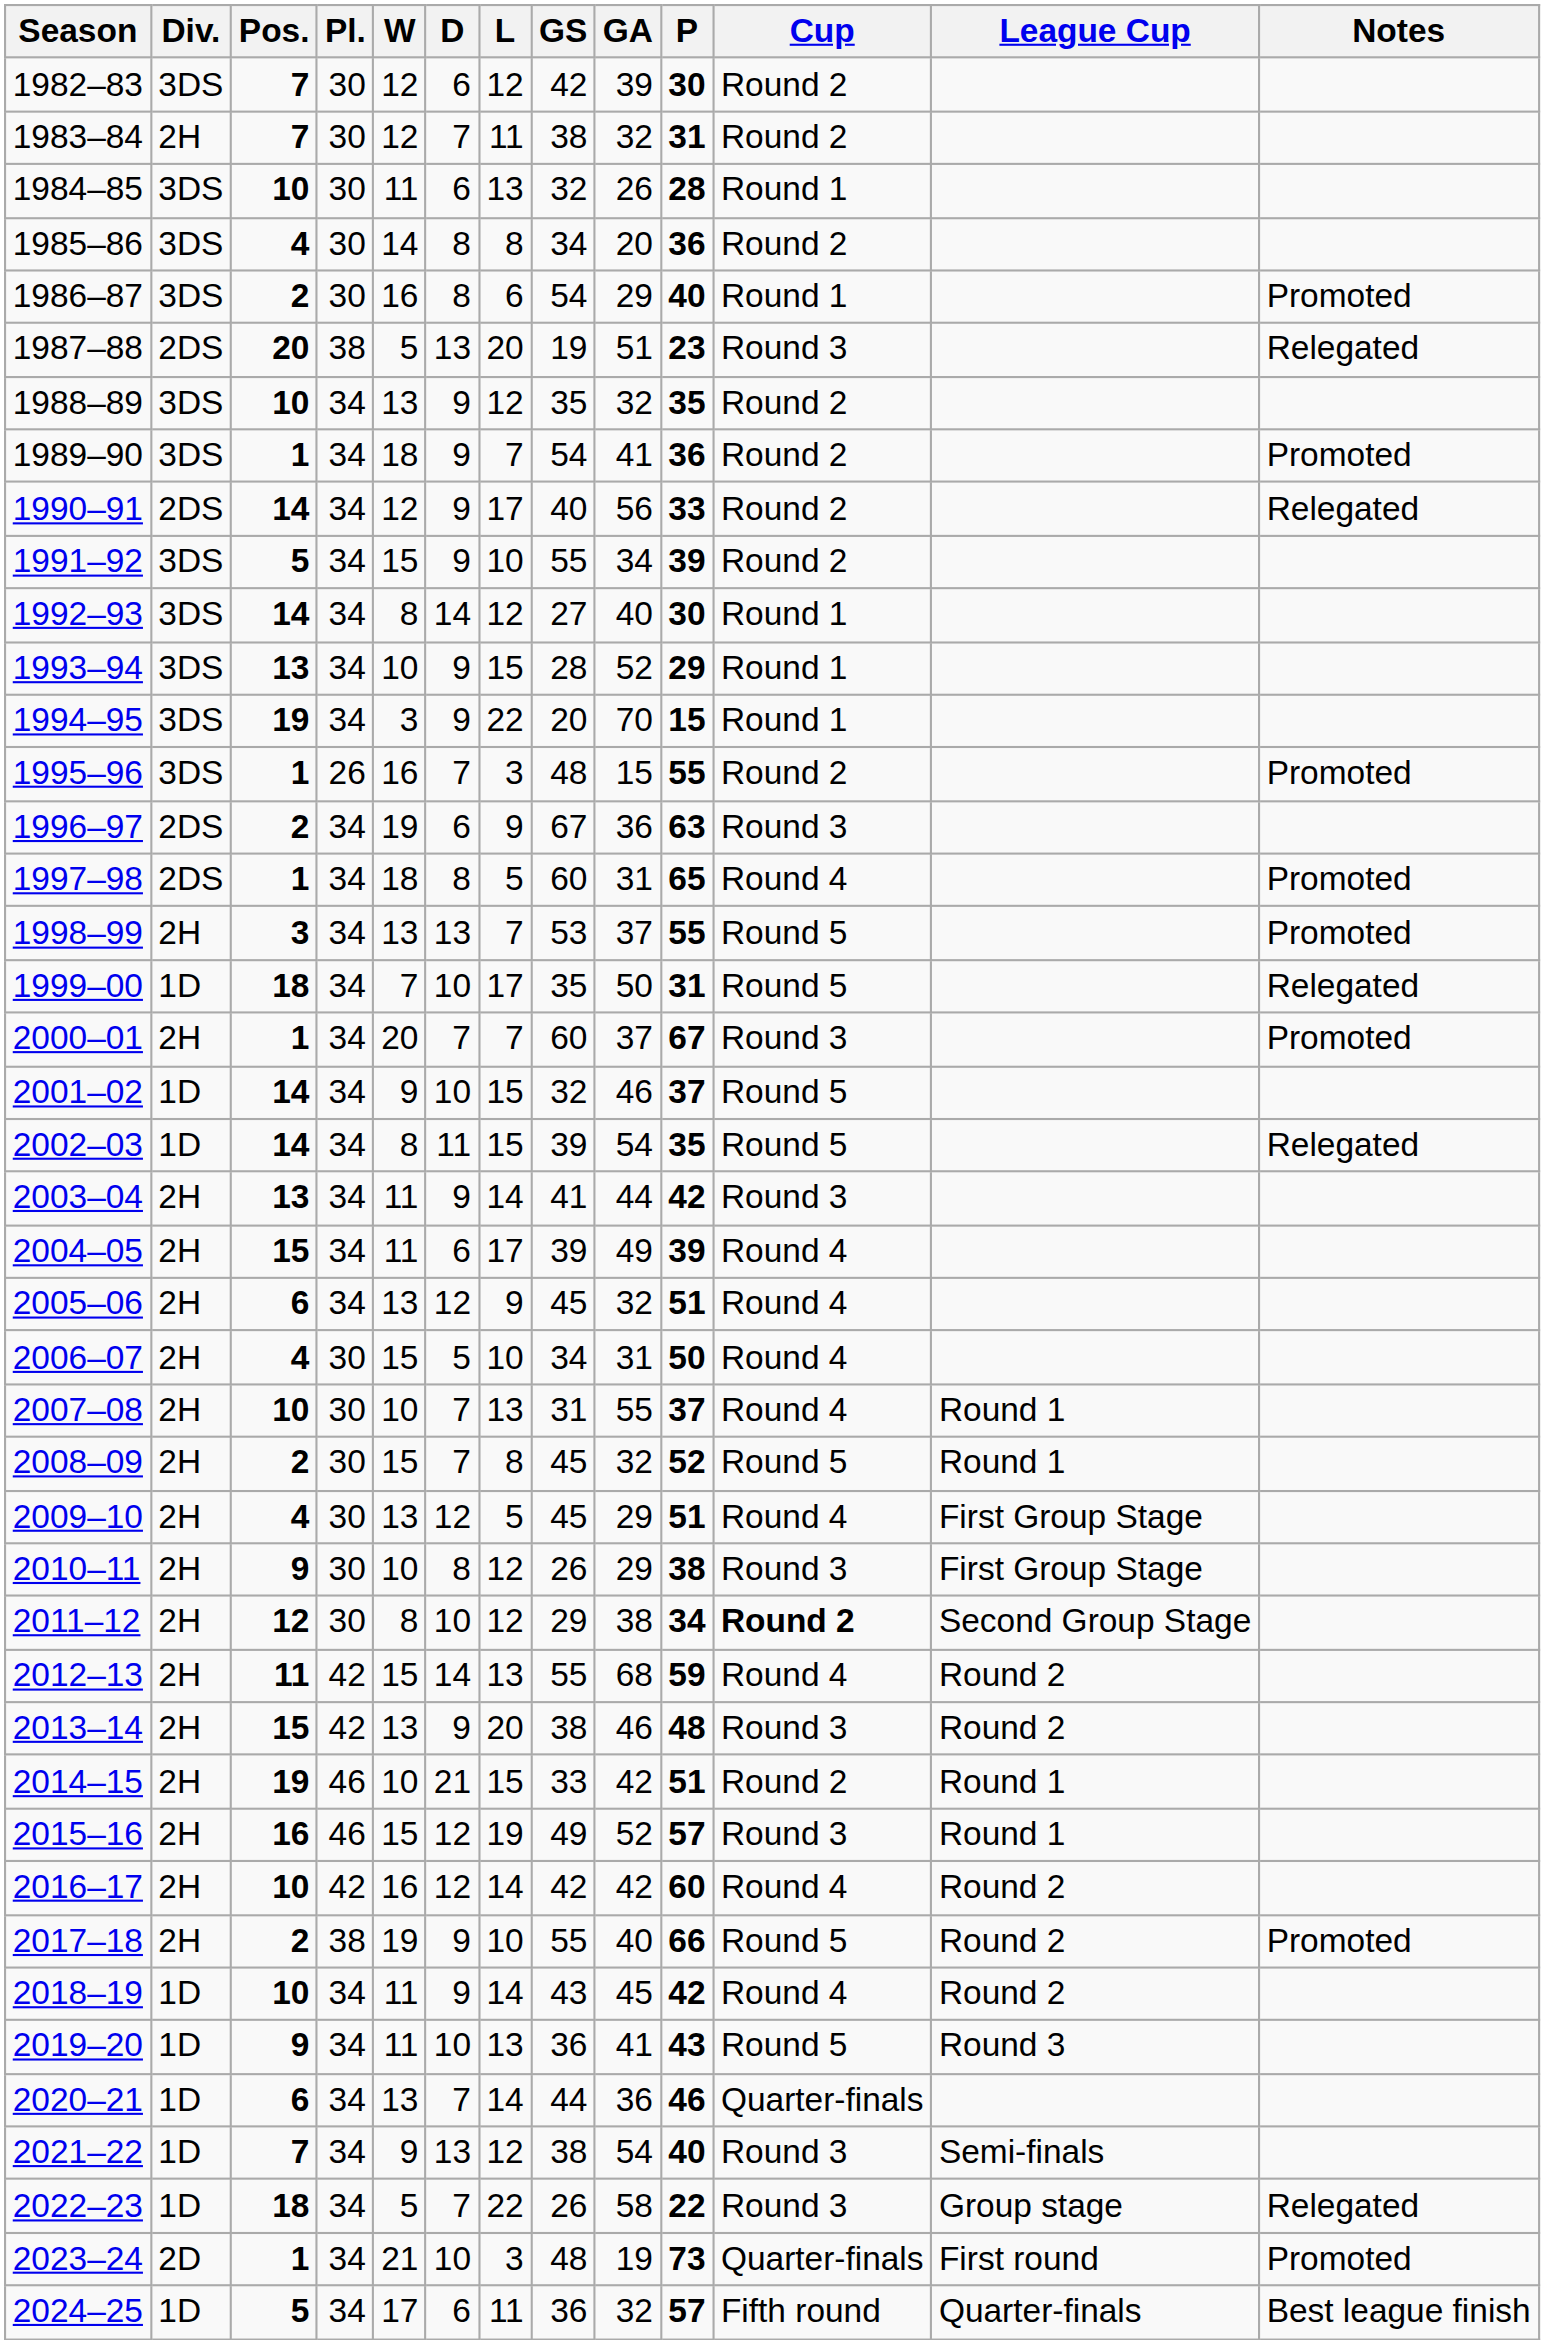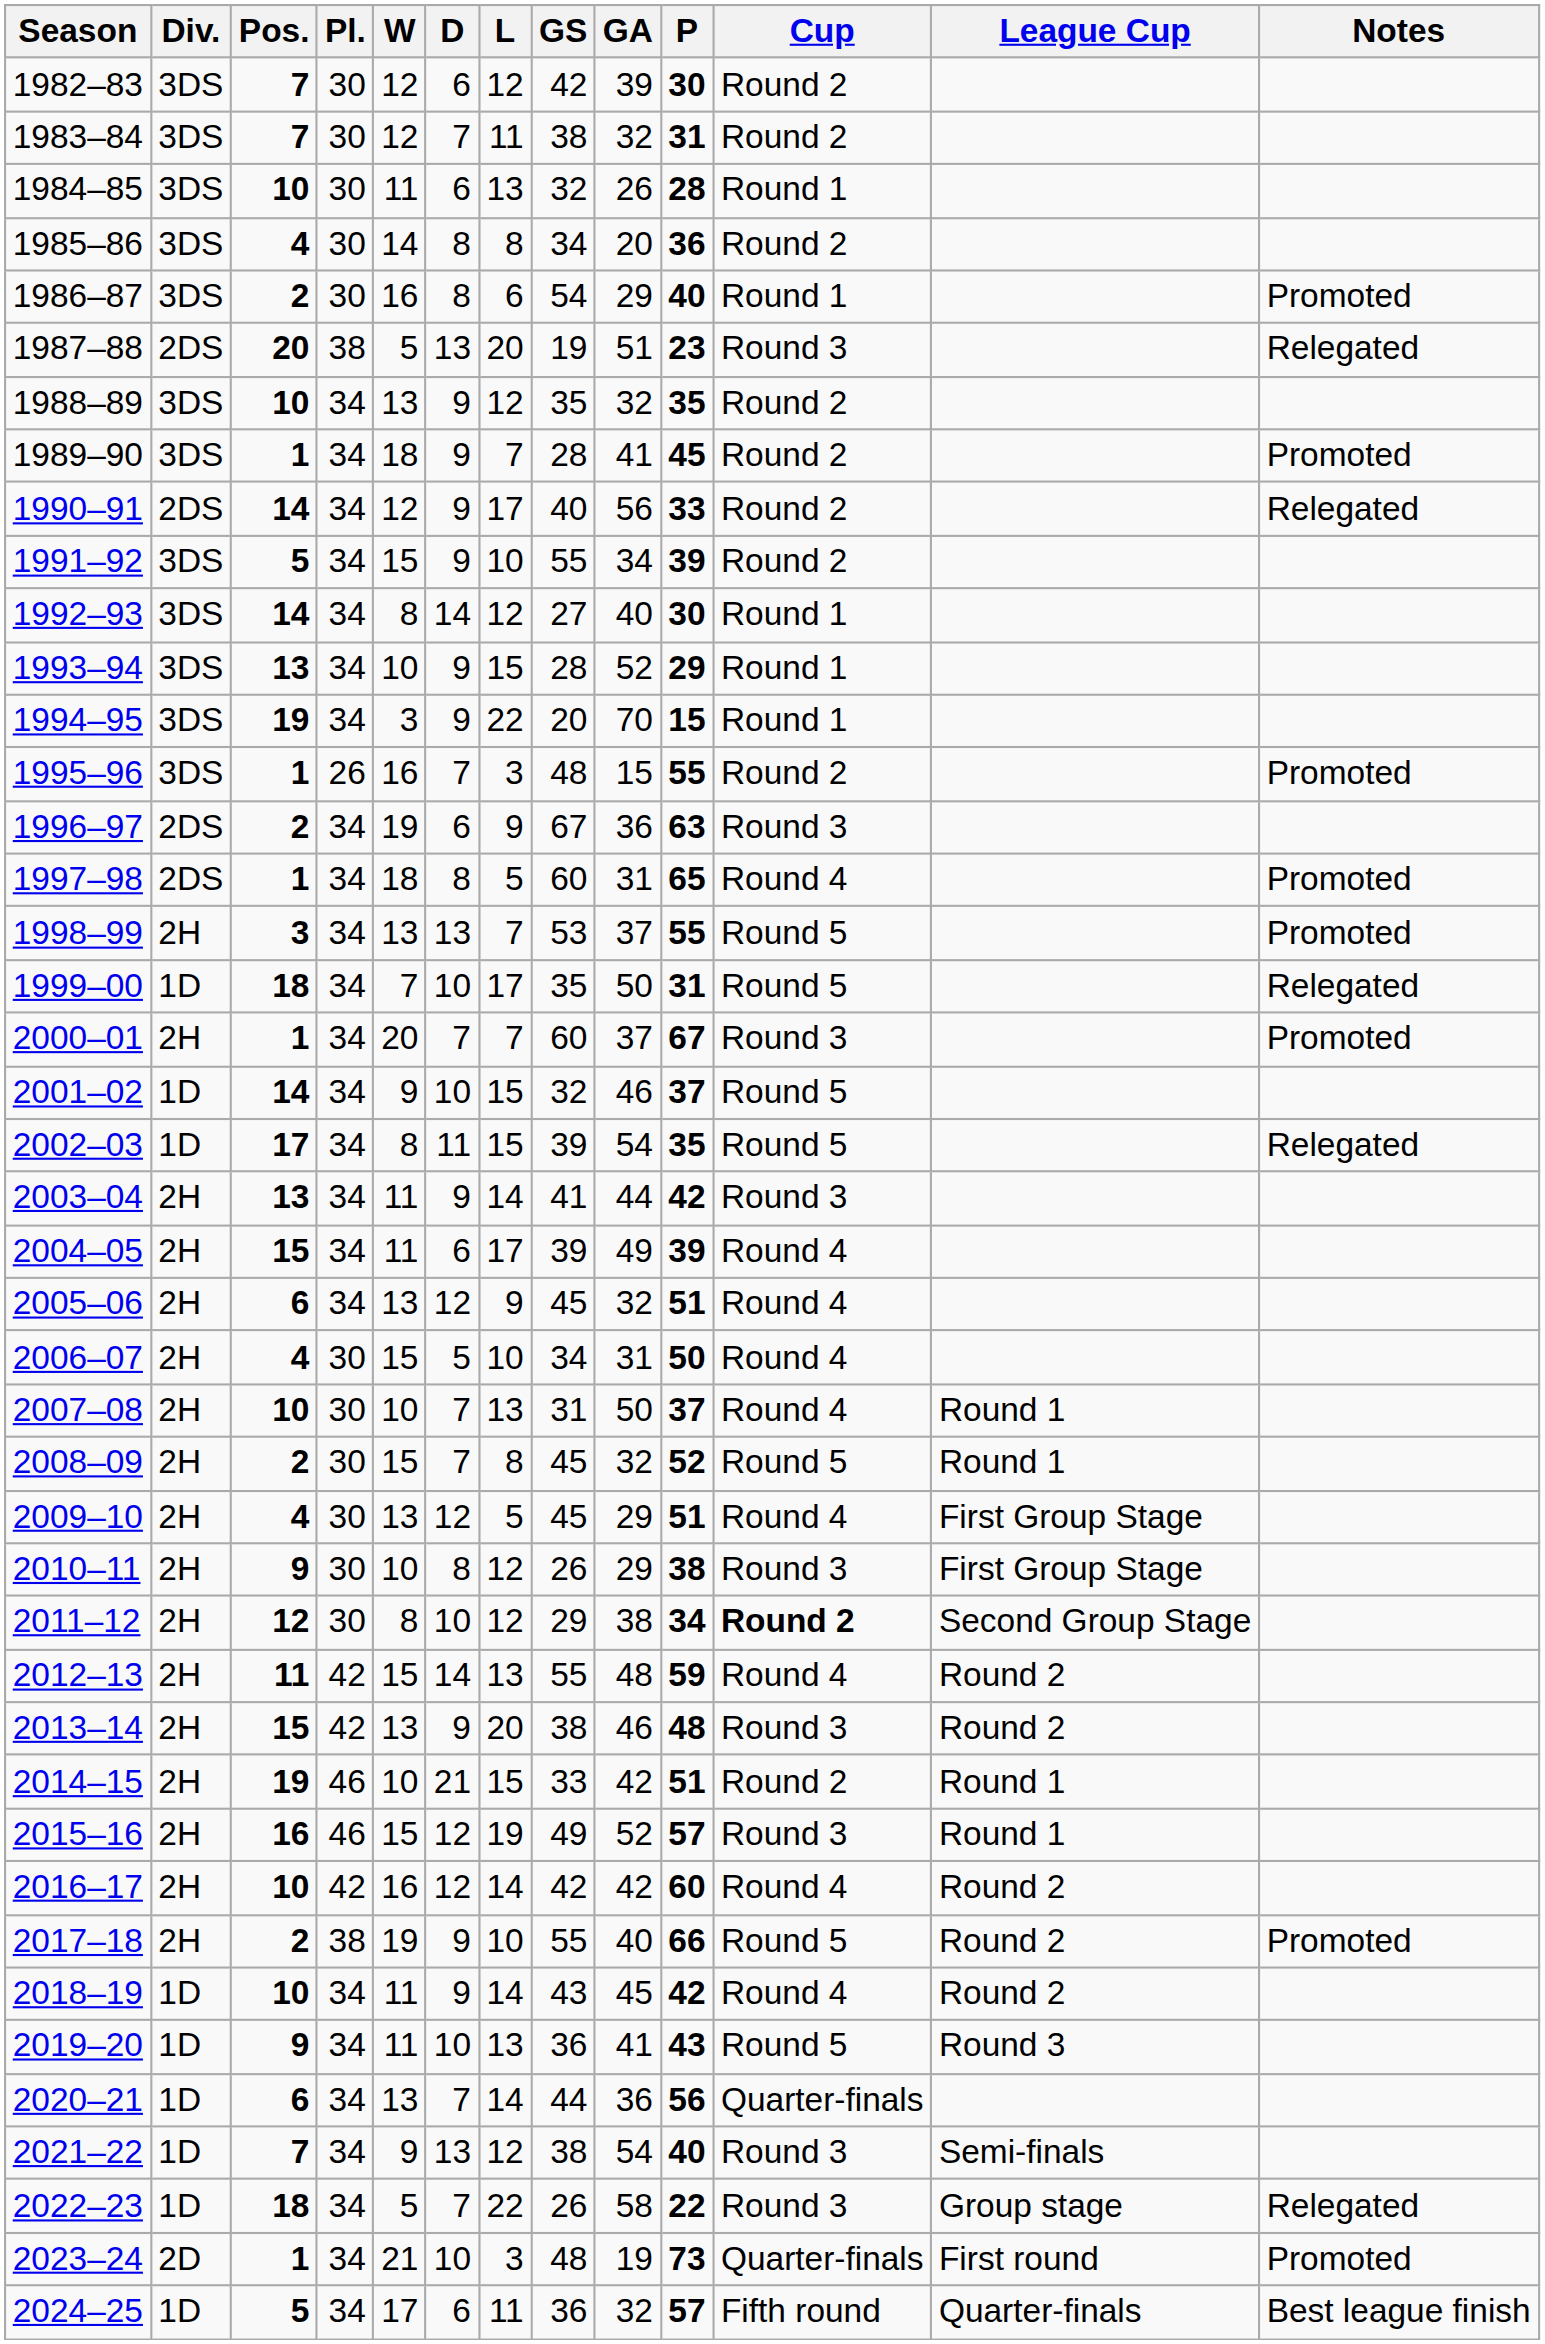(180, 137) 2H -> (191, 137) 3DS
(569, 455) 54 -> (569, 455) 28
(687, 455) 36 -> (687, 455) 45
(291, 1144) 14 -> (291, 1144) 17
(634, 1409) 55 -> (634, 1409) 50
(634, 1675) 68 -> (634, 1675) 48
(687, 2099) 46 -> (687, 2099) 56
